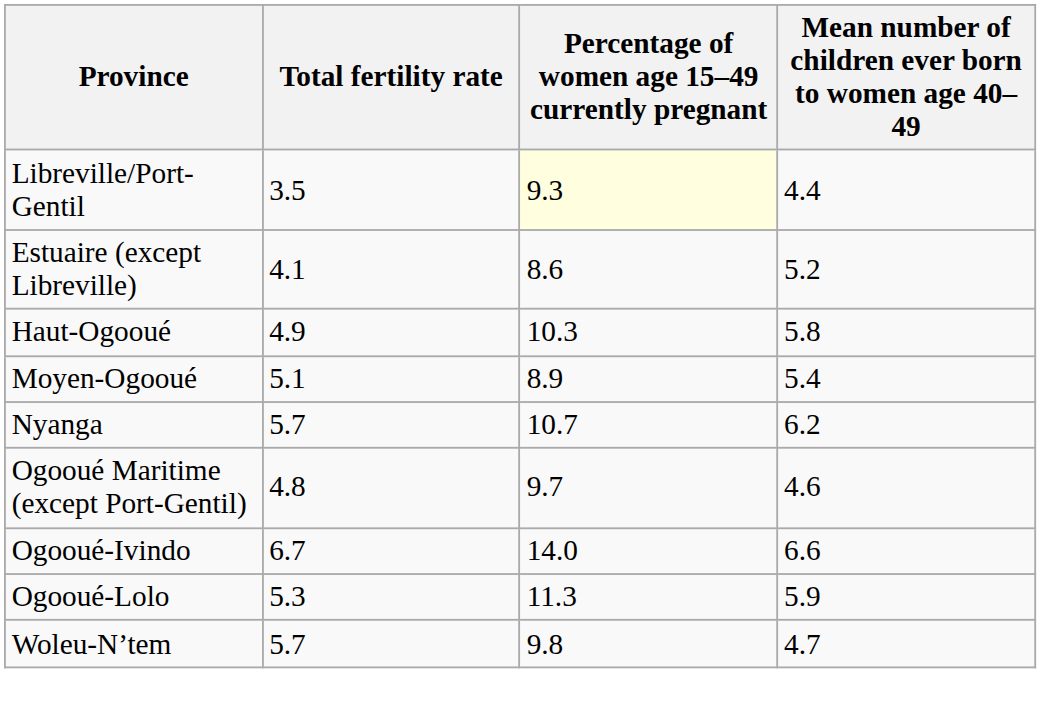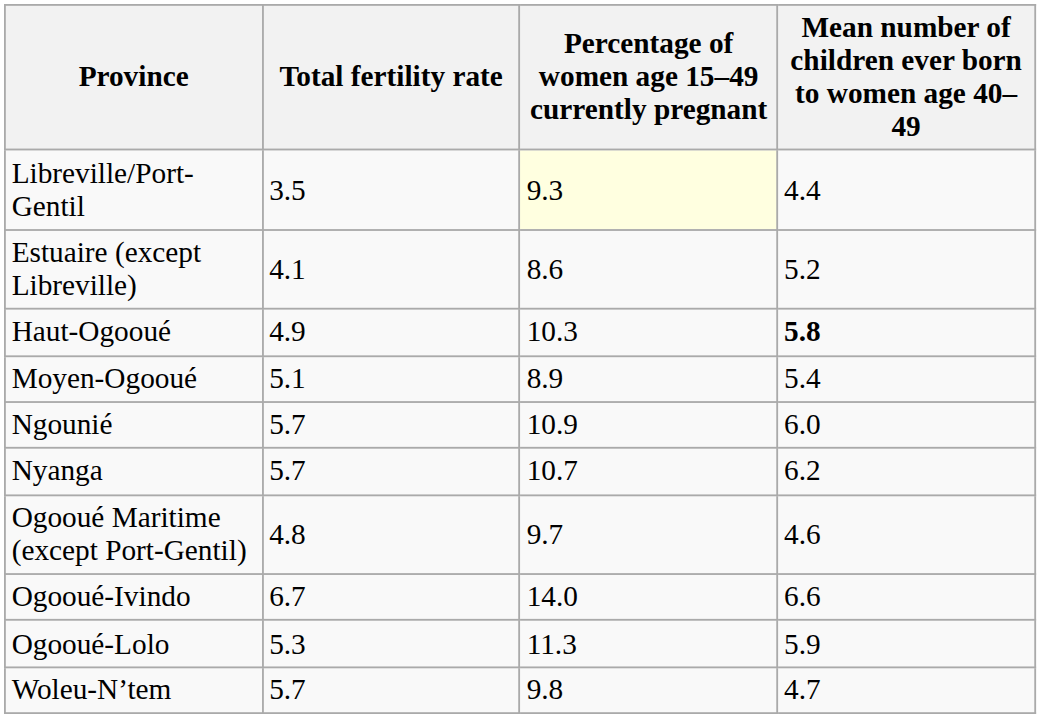(802, 331) normal -> (802, 331) bold
+ row: (62, 424)
